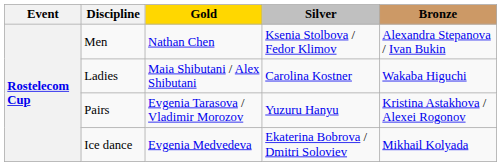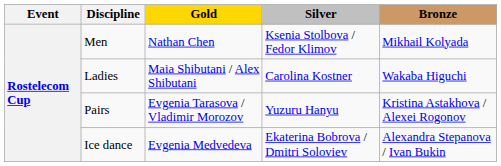(437, 41) Alexandra Stepanova / Ivan Bukin -> (425, 41) Mikhail Kolyada
(425, 144) Mikhail Kolyada -> (437, 144) Alexandra Stepanova / Ivan Bukin
